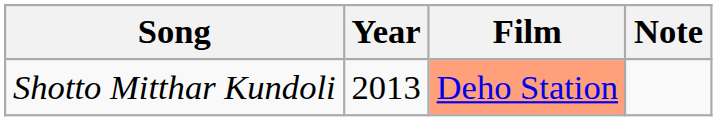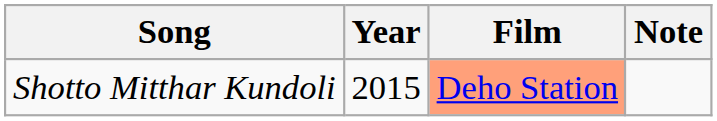(386, 86) 2013 -> (386, 86) 2015
